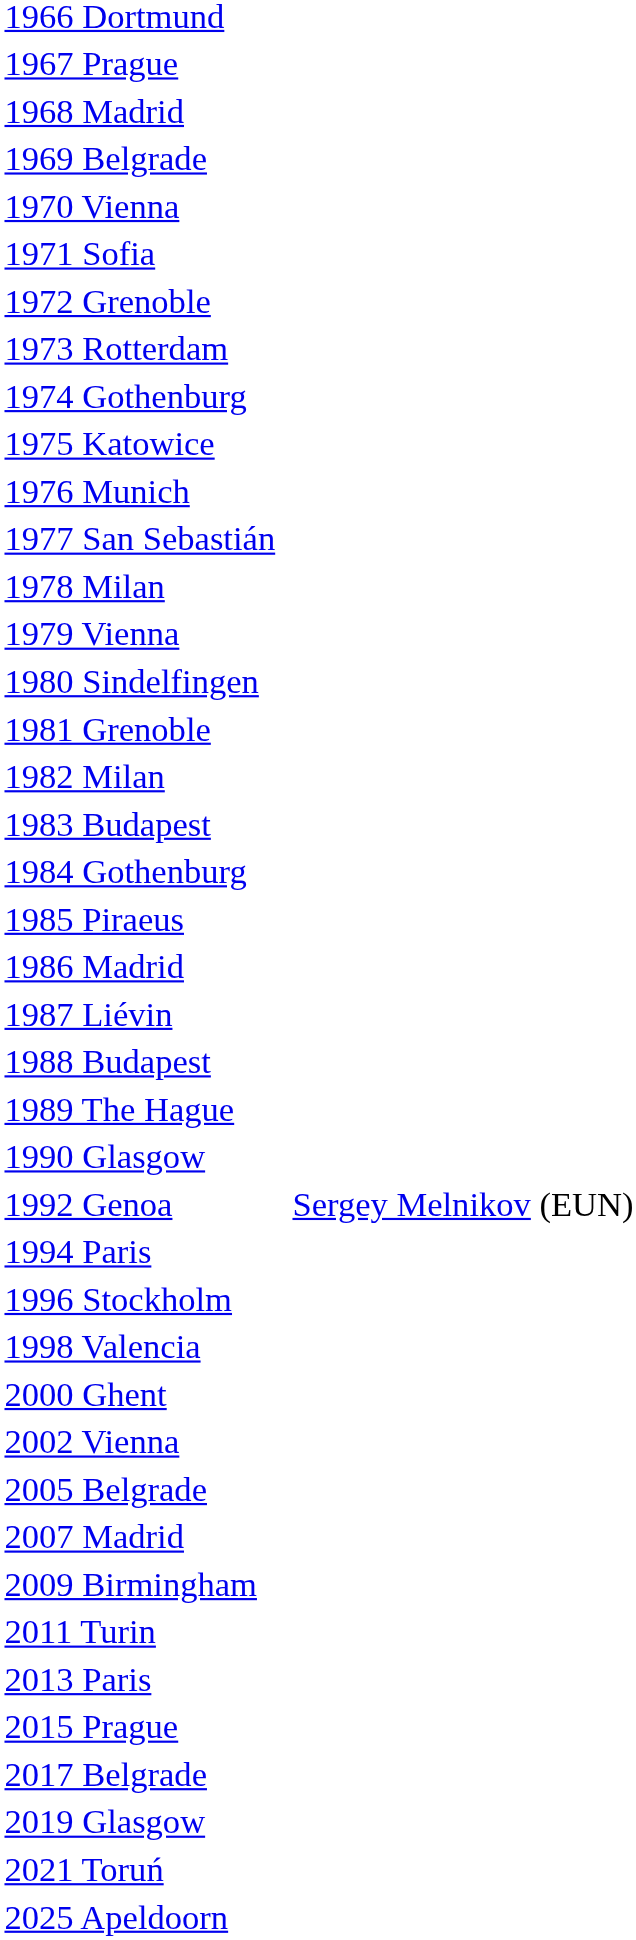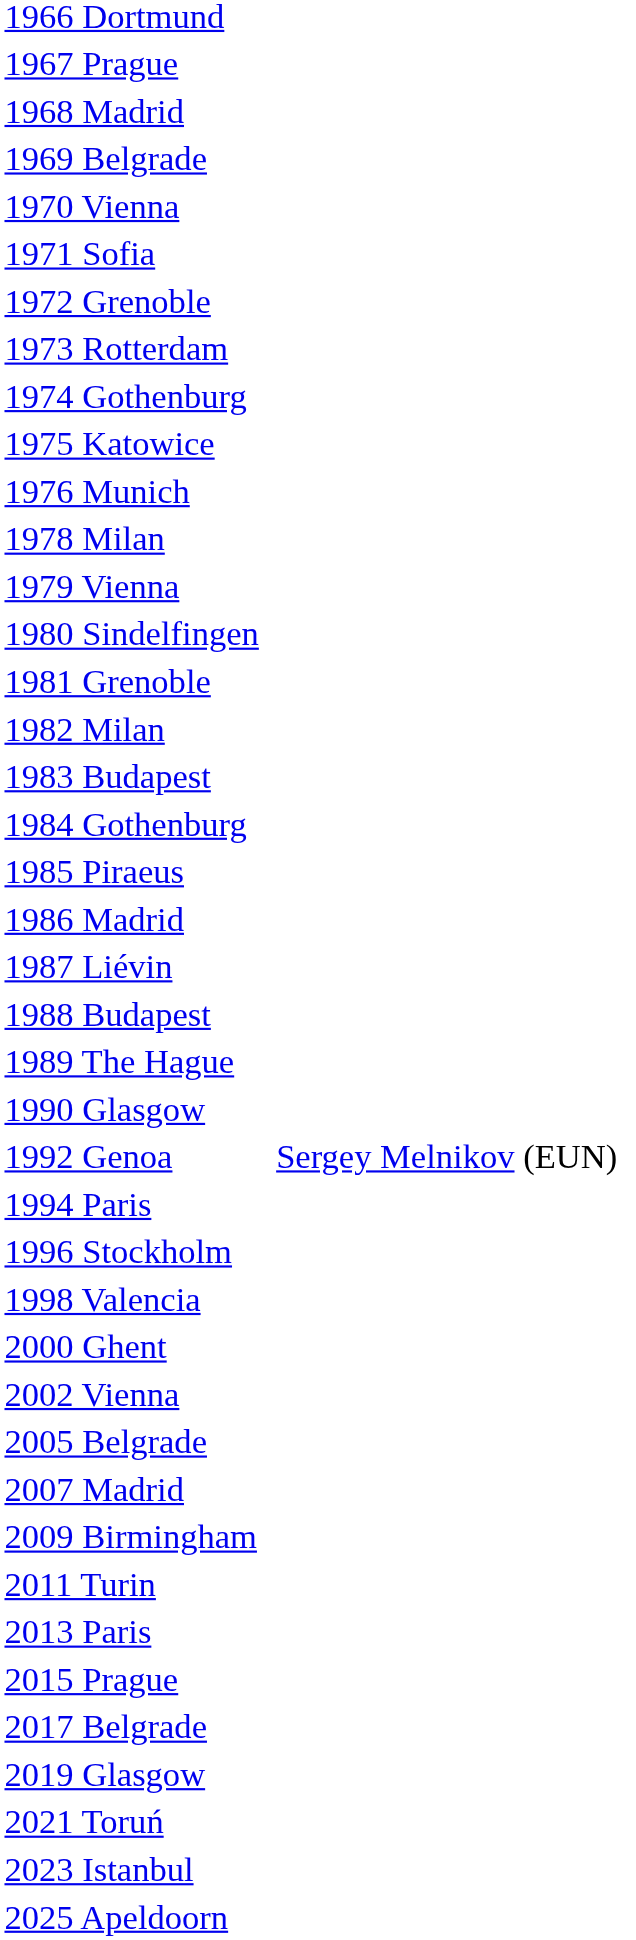- row: (140, 539)
+ row: (99, 1869)
